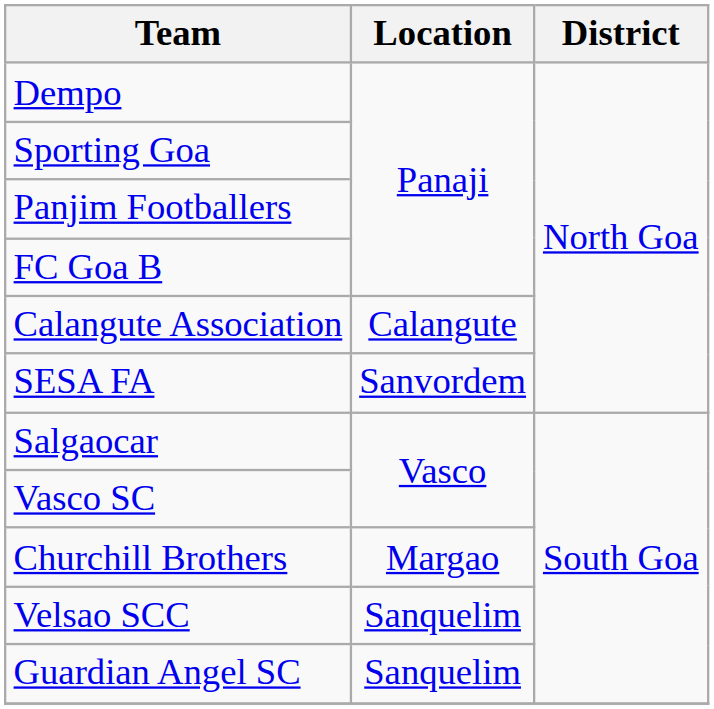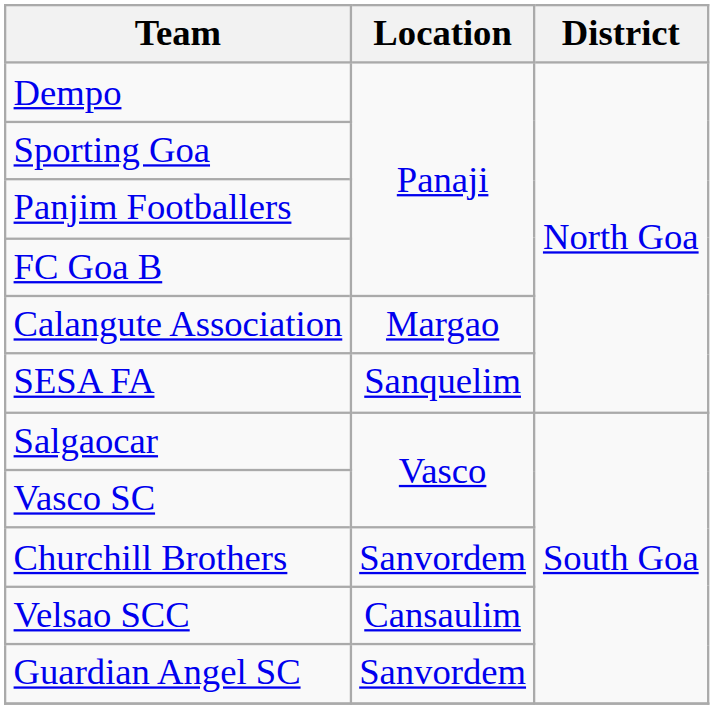(443, 324) Calangute -> (443, 324) Margao
(443, 382) Sanvordem -> (443, 382) Sanquelim
(443, 556) Margao -> (443, 556) Sanvordem
(443, 614) Sanquelim -> (443, 614) Cansaulim
(443, 672) Sanquelim -> (443, 672) Sanvordem
